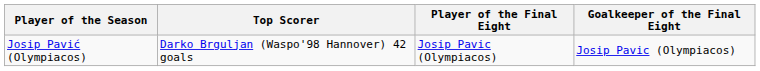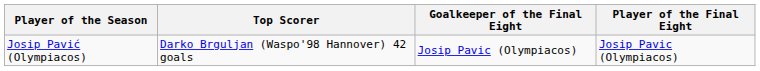columns swapped: (494, 20) <-> (664, 20)
